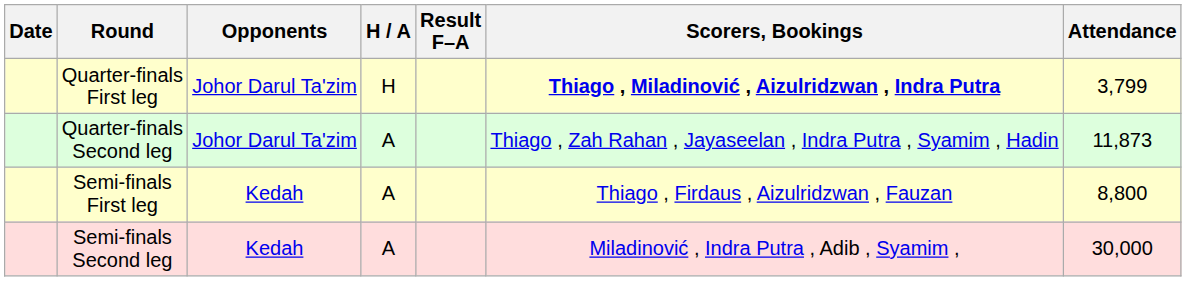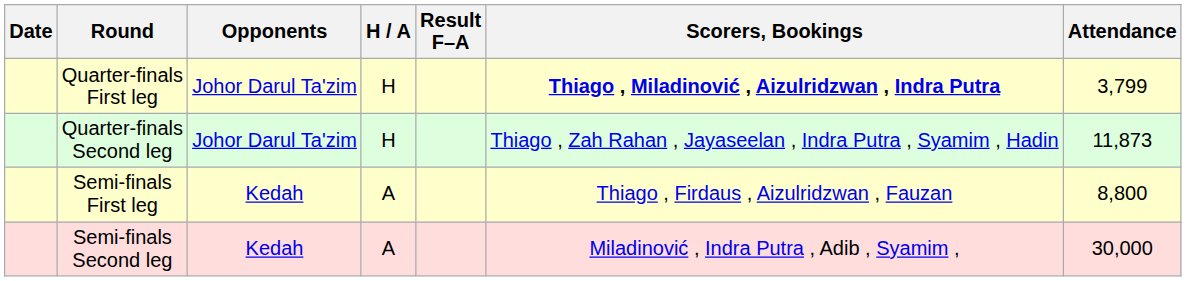(388, 140) A -> (388, 140) H
